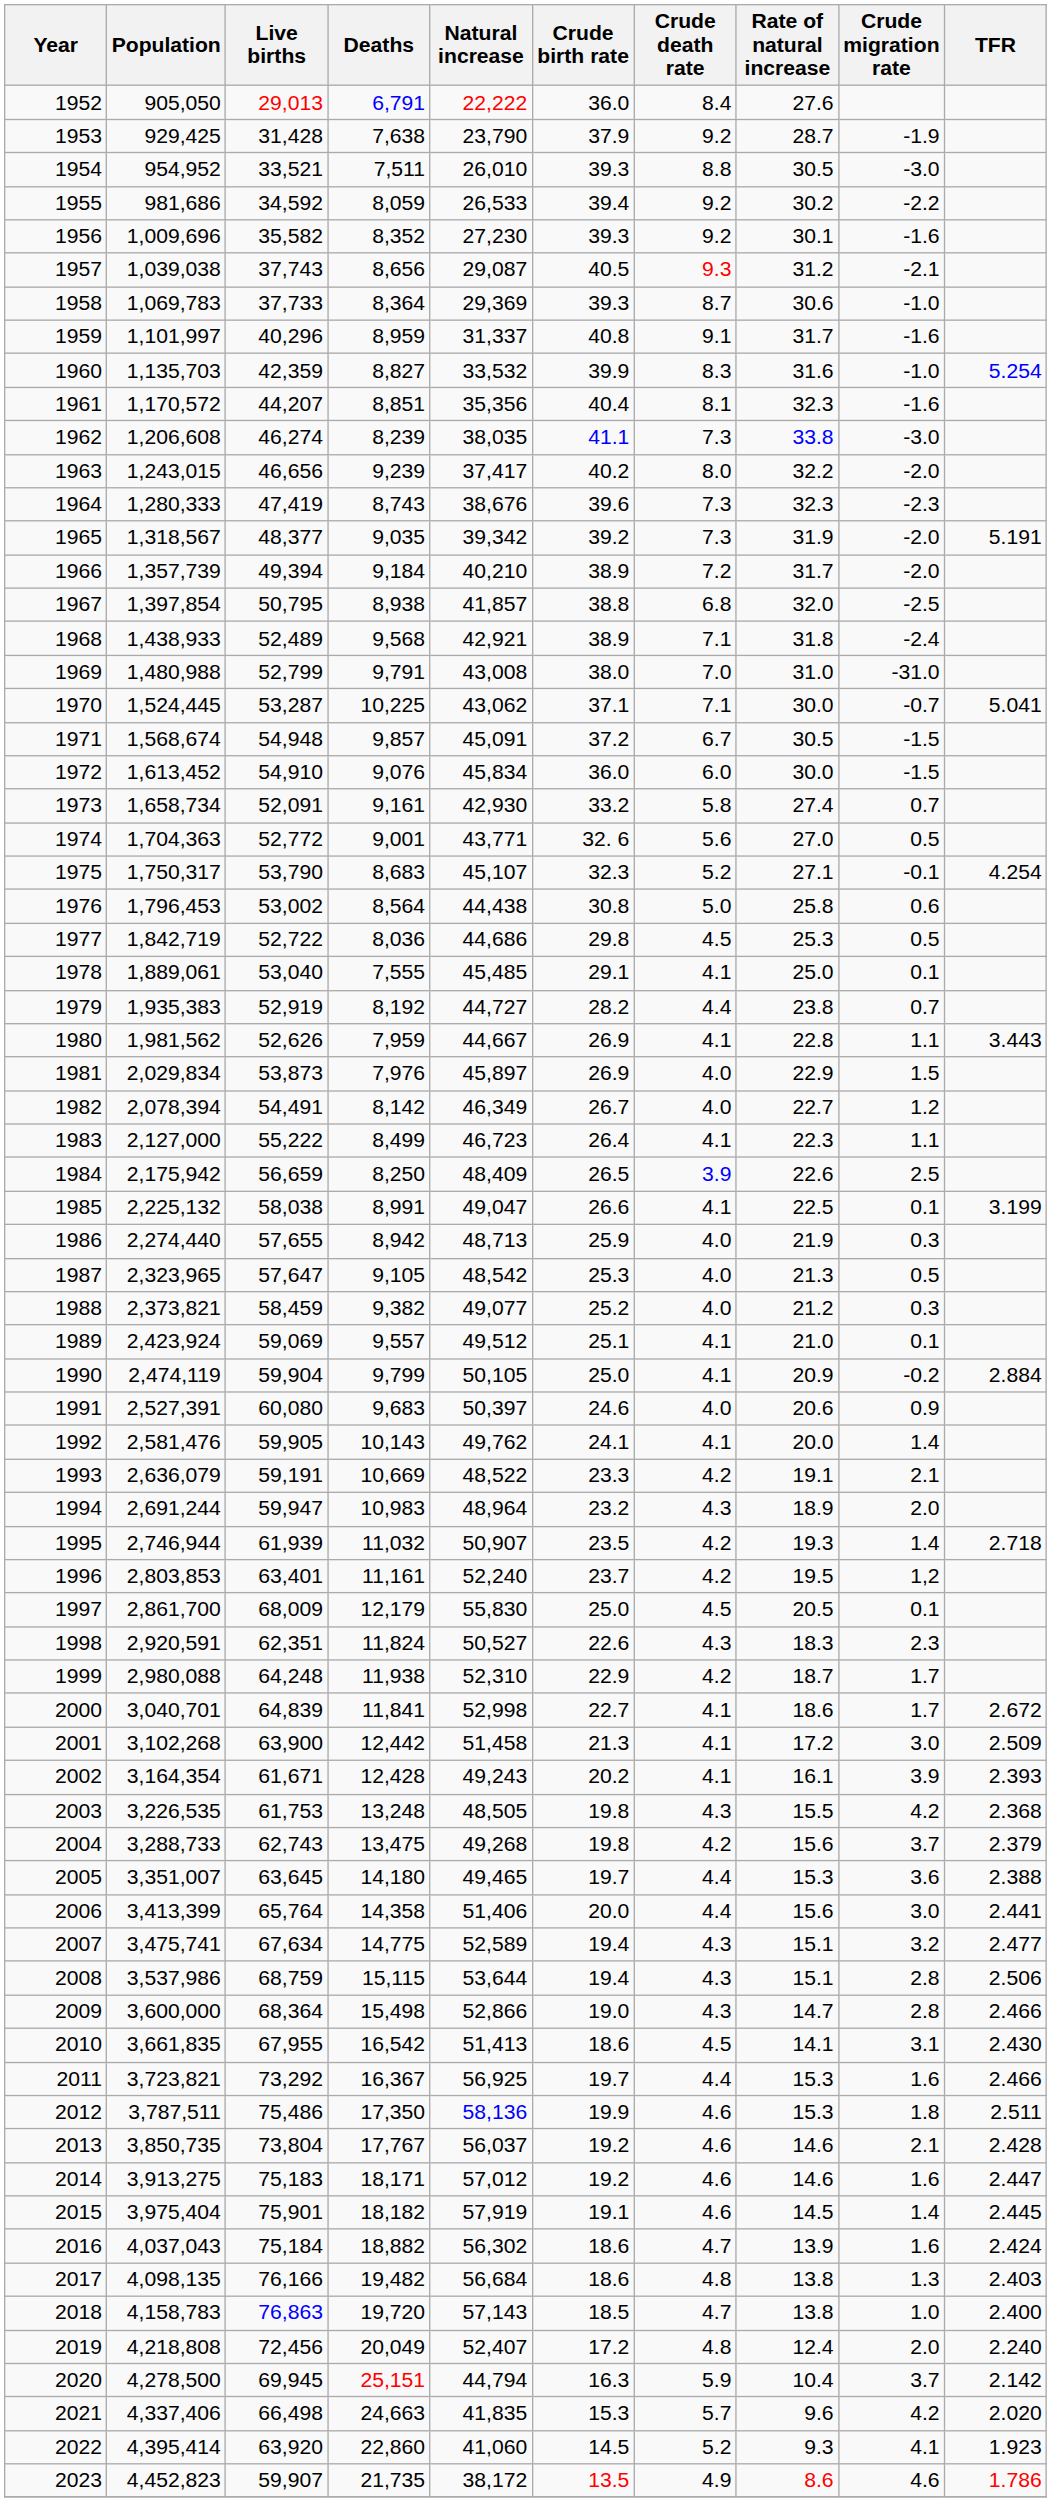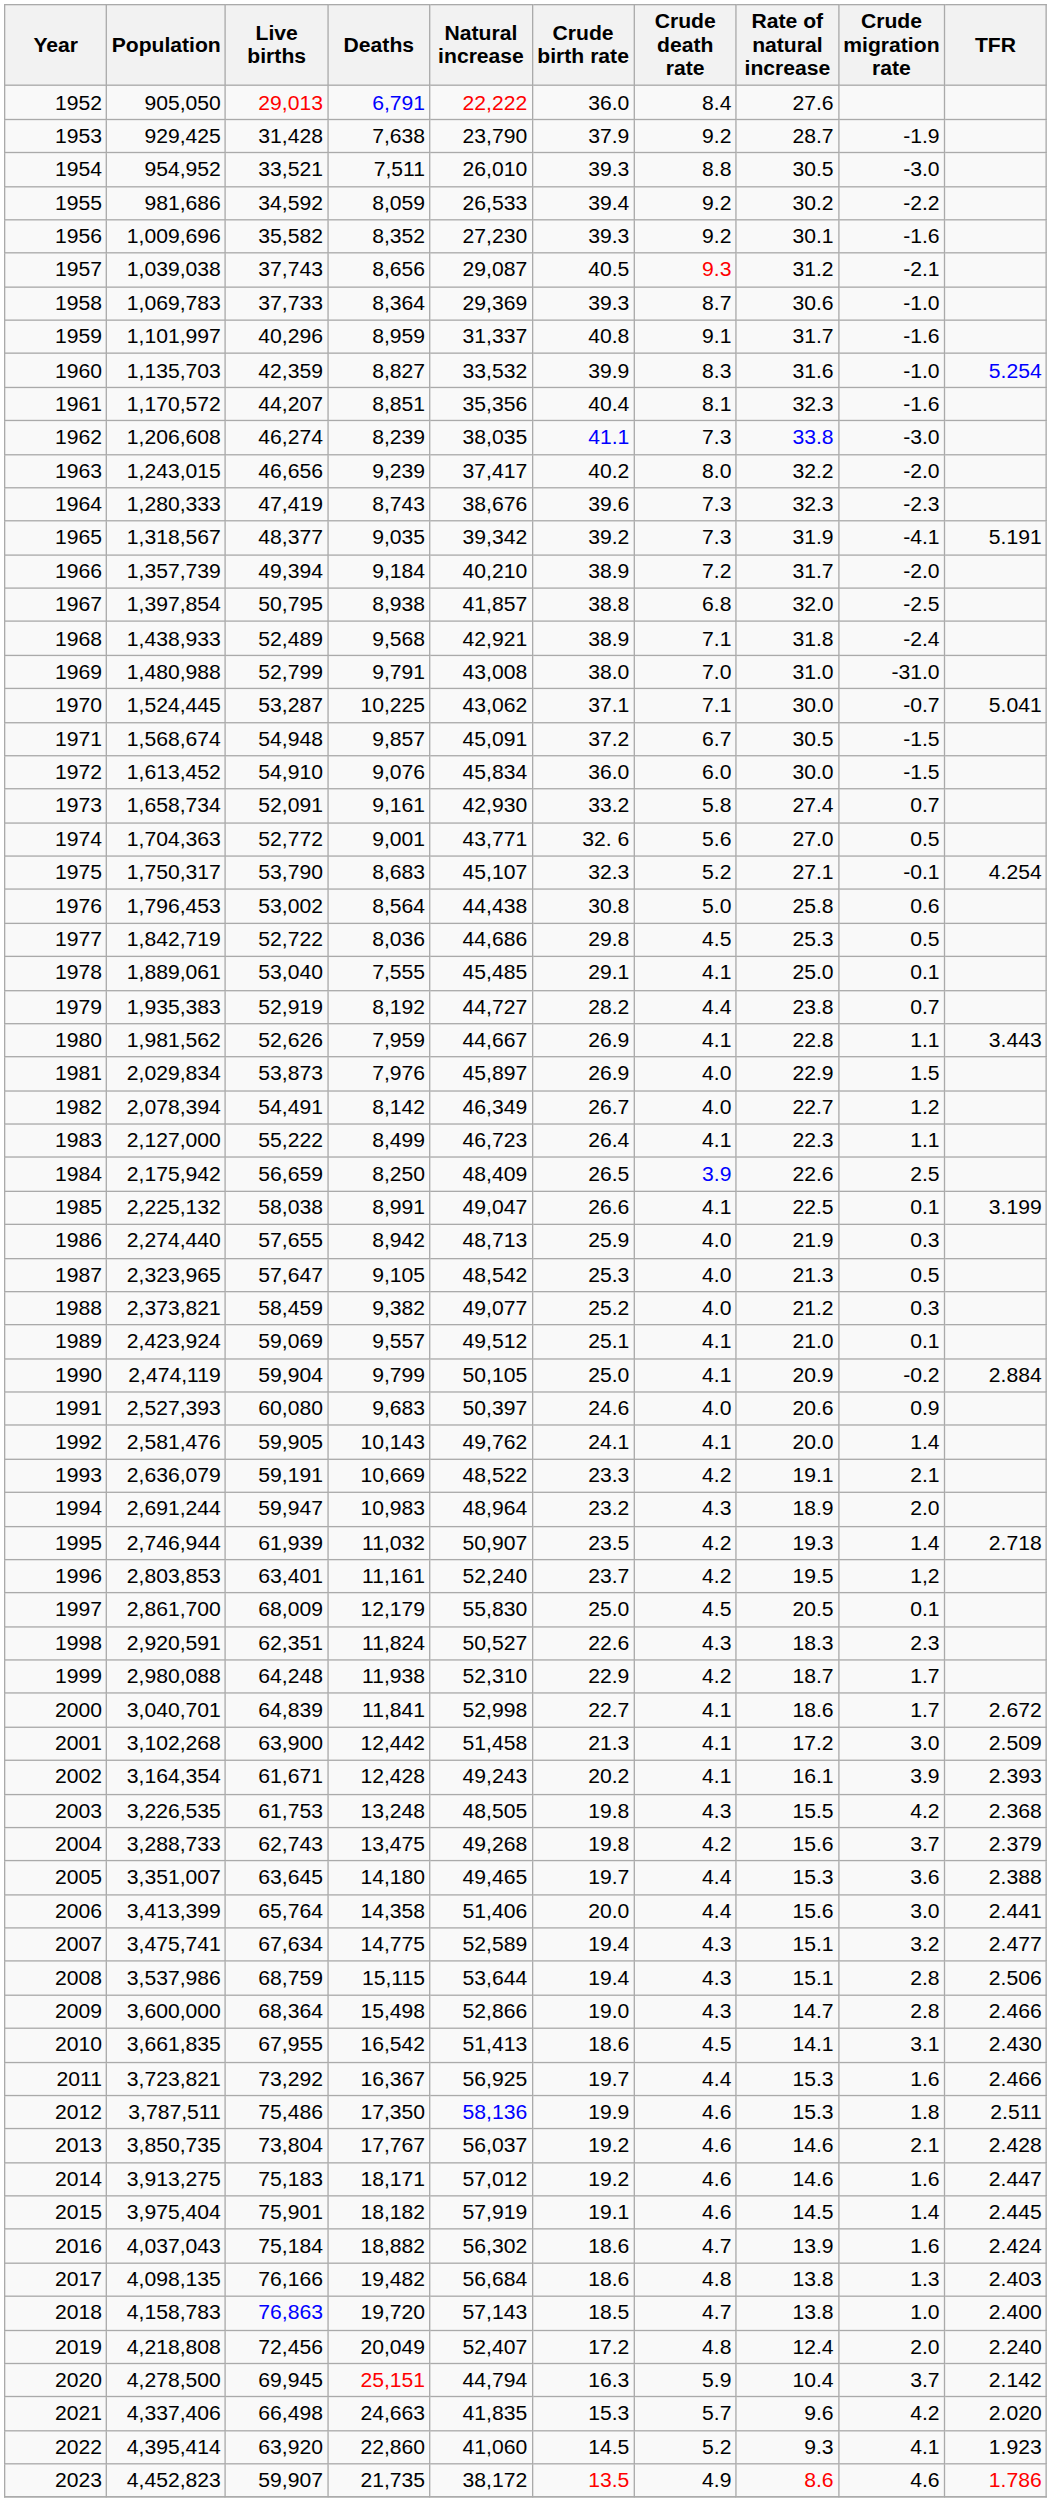(921, 537) -2.0 -> (921, 537) -4.1
(174, 1408) 2,527,391 -> (174, 1408) 2,527,393
